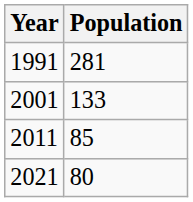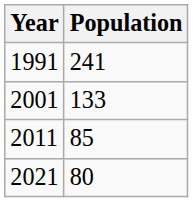(88, 61) 281 -> (88, 61) 241
